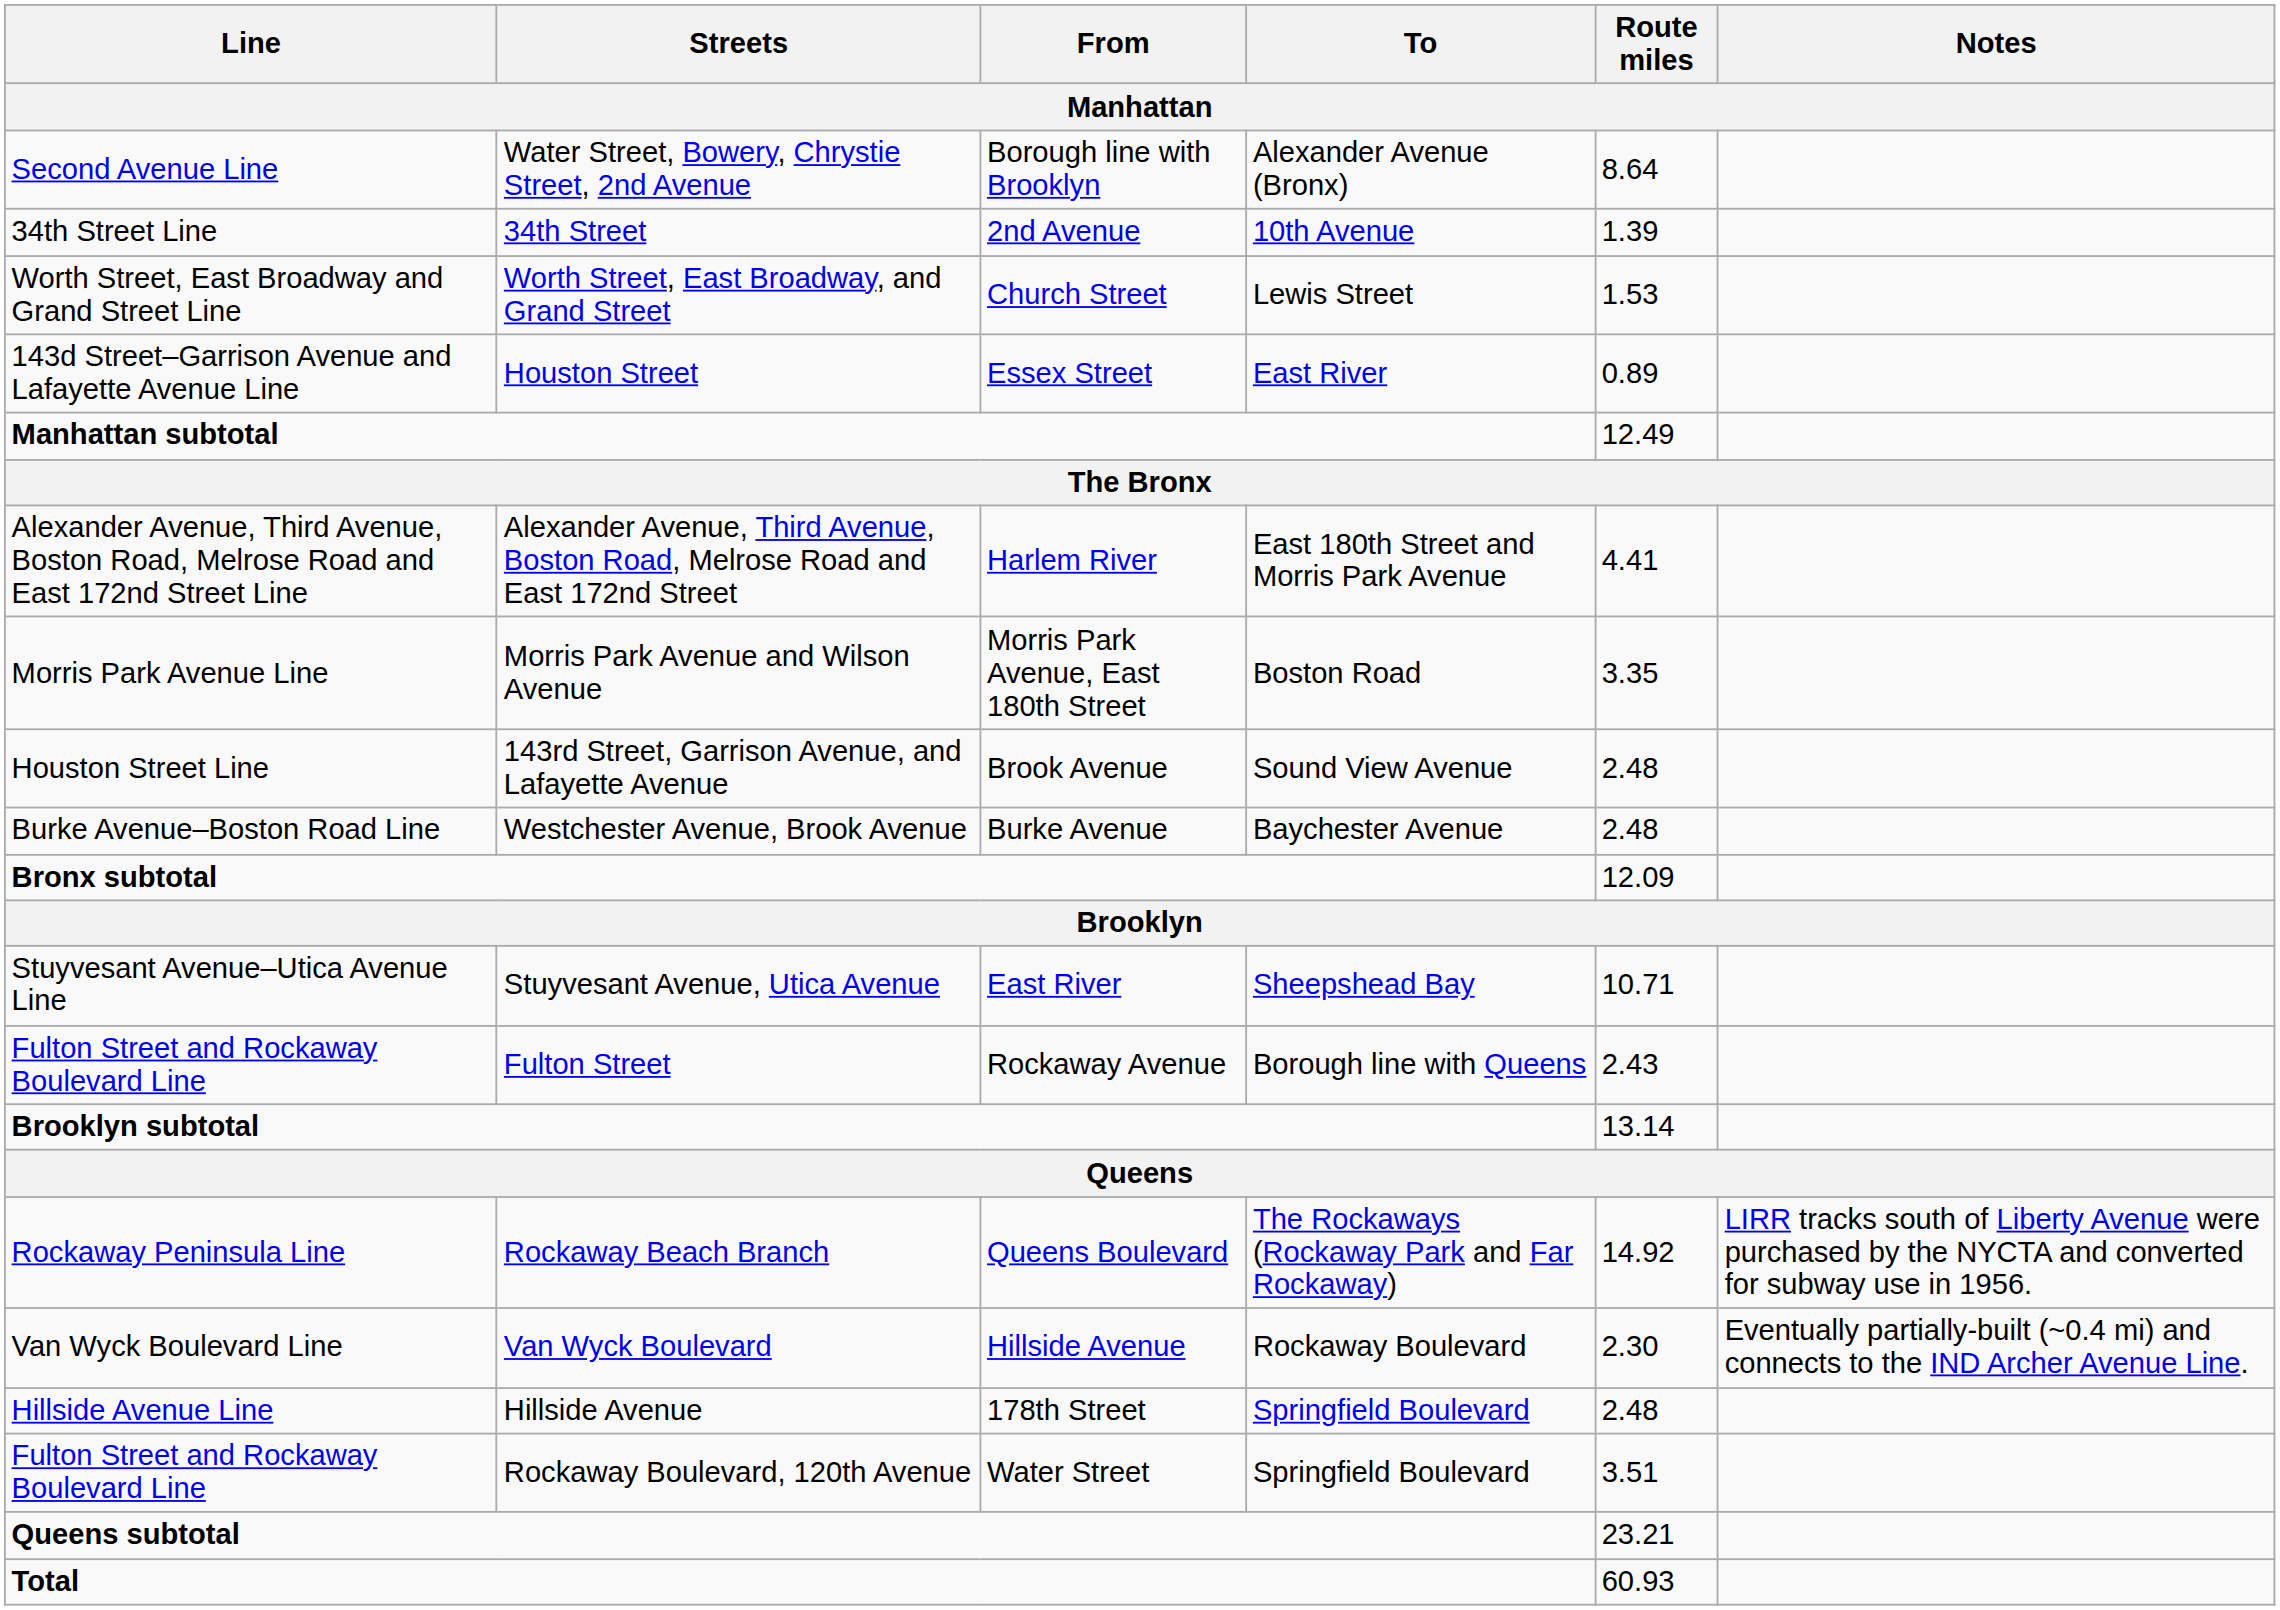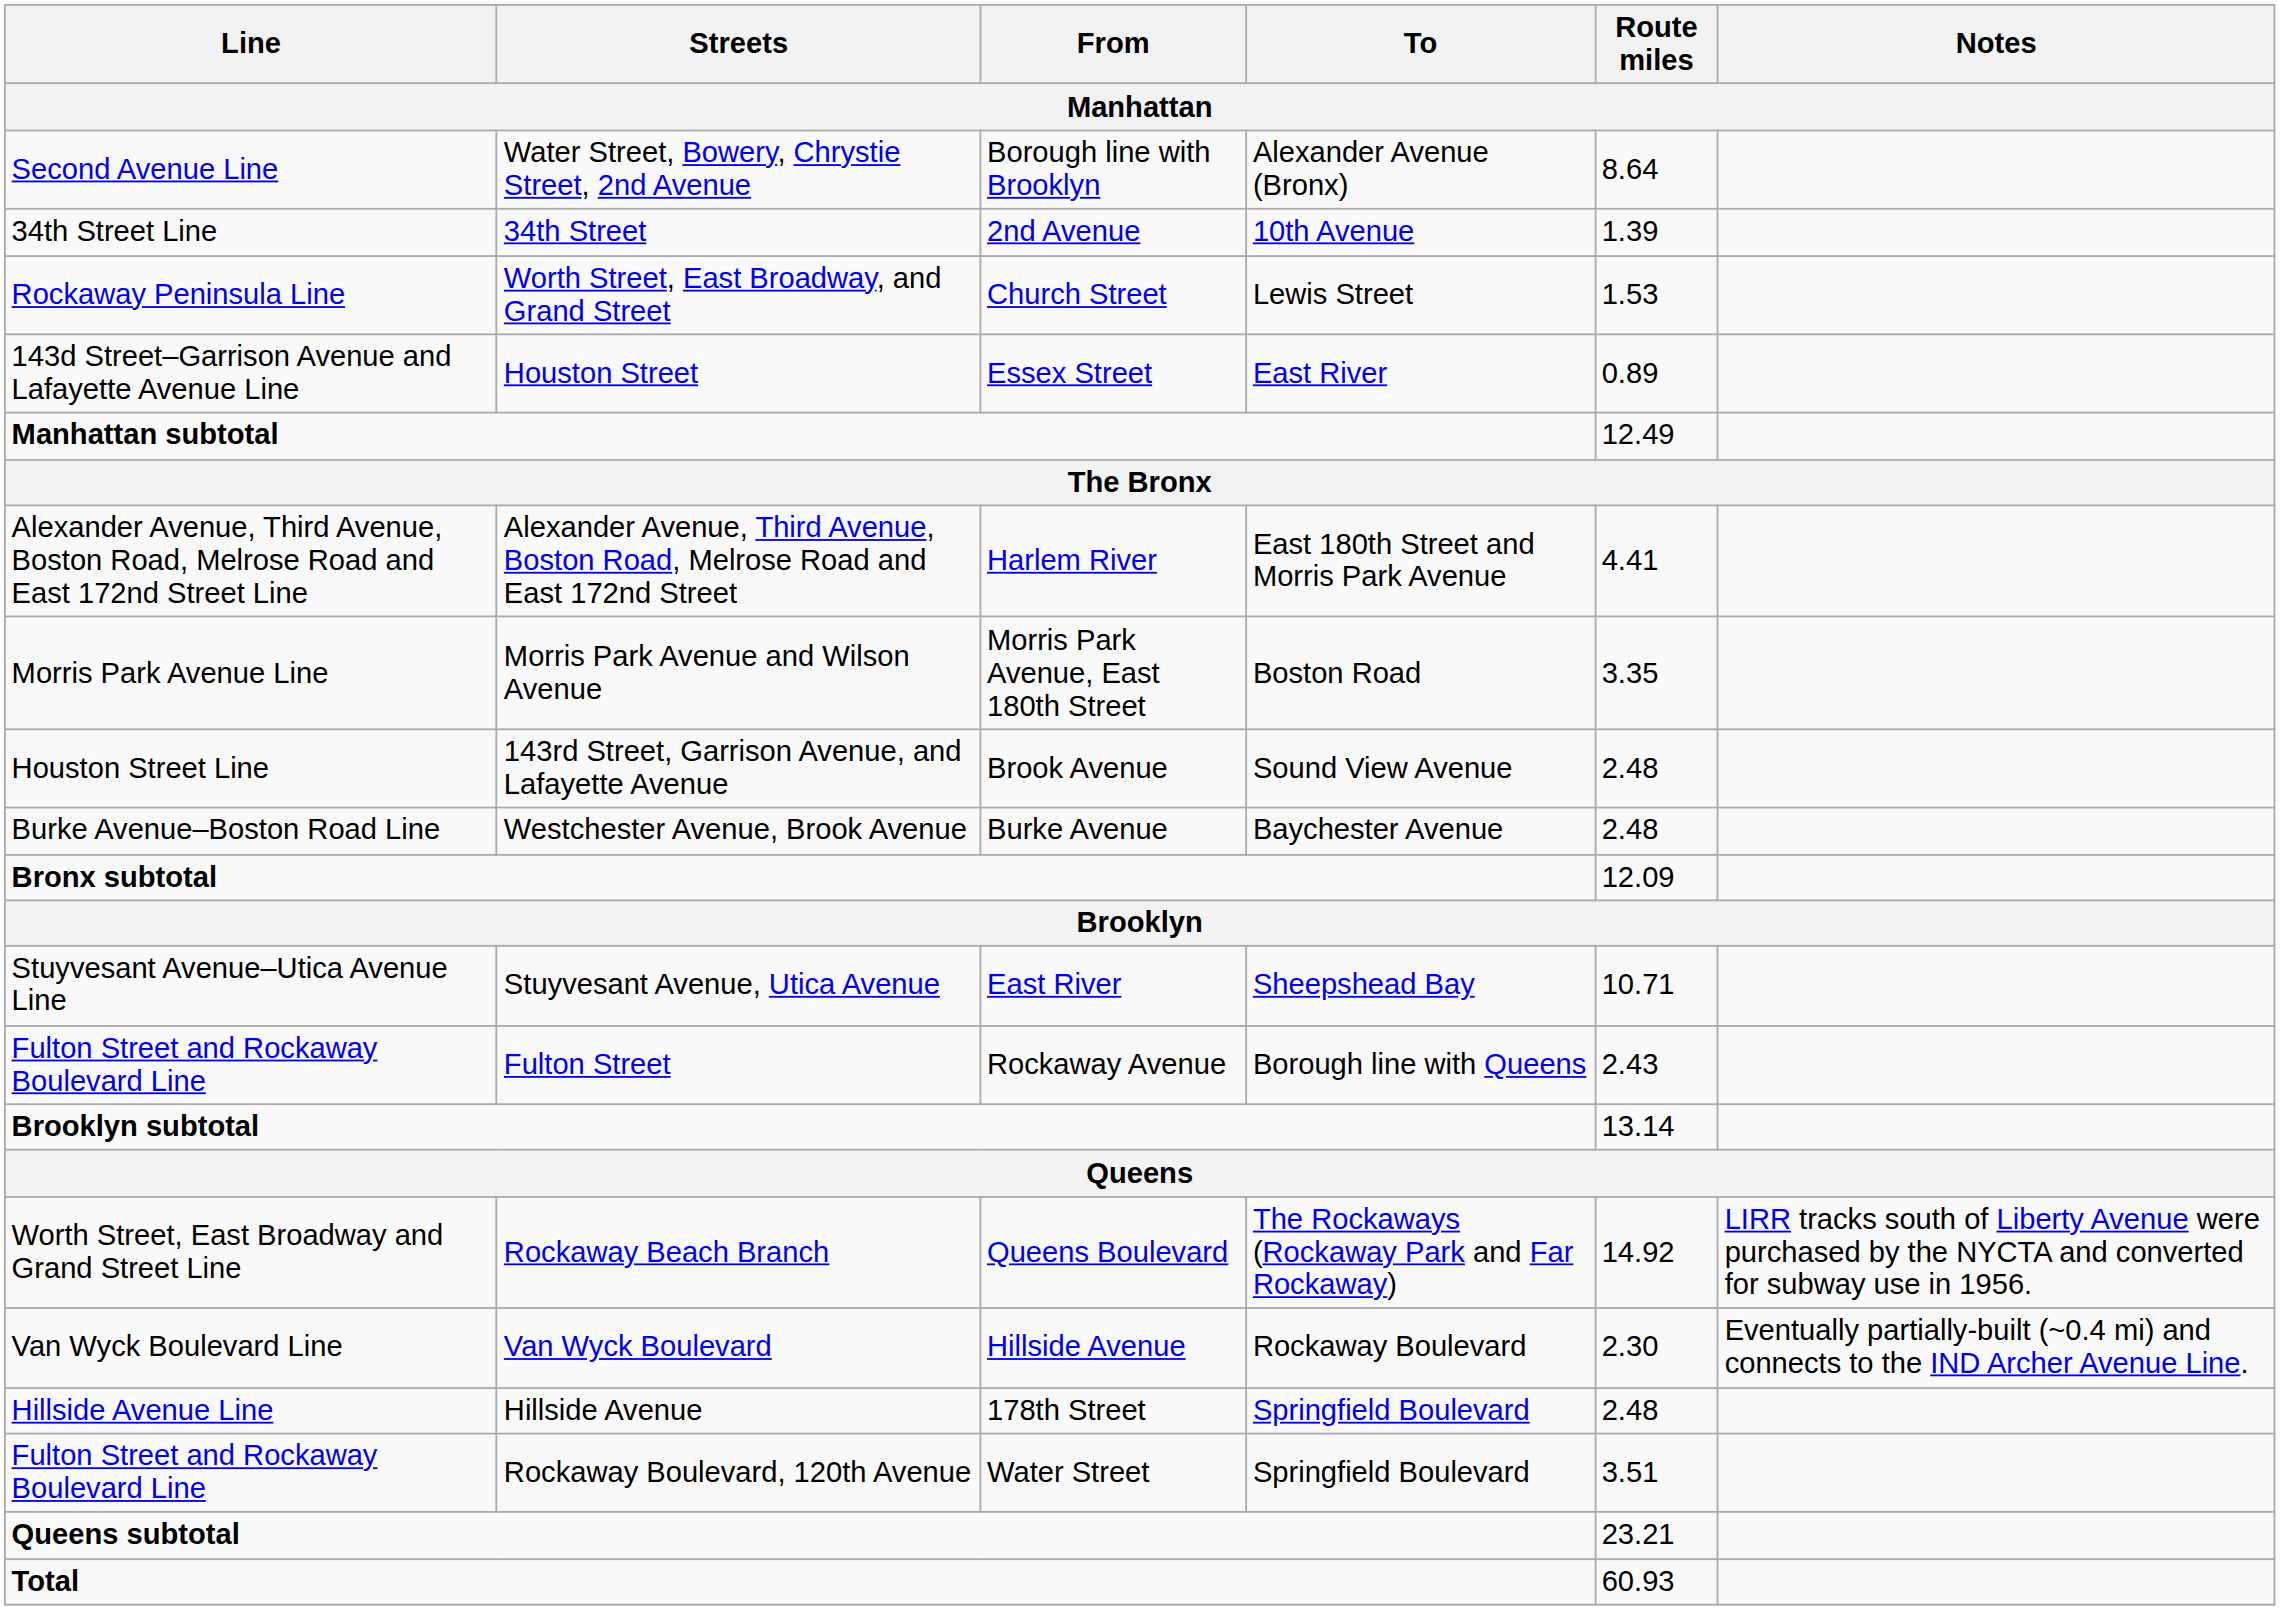(227, 294) Worth Street, East Broadway and Grand Street Line -> (178, 294) Rockaway Peninsula Line
(178, 1251) Rockaway Peninsula Line -> (227, 1251) Worth Street, East Broadway and Grand Street Line
